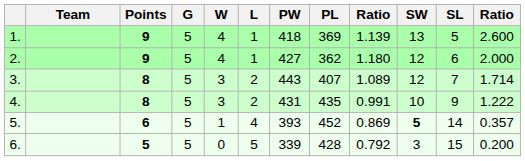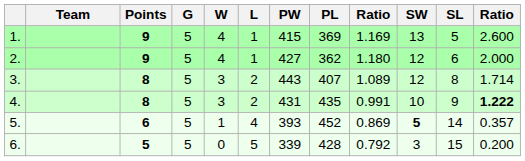(290, 36) 418 -> (290, 36) 415
(373, 36) 1.139 -> (373, 36) 1.169
(455, 79) 7 -> (455, 79) 8
(497, 101) normal -> (497, 101) bold
